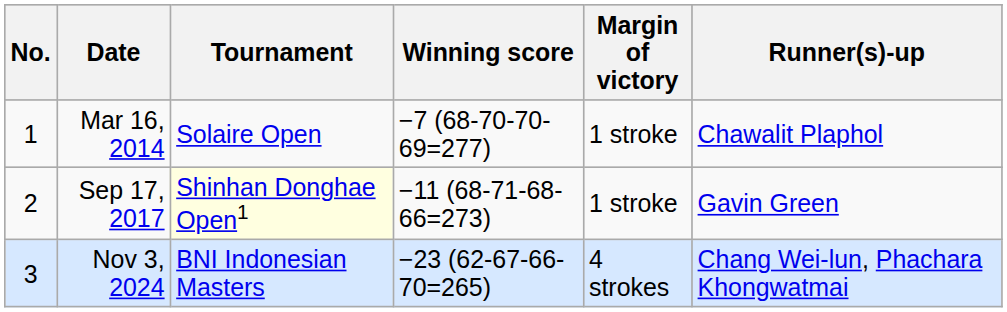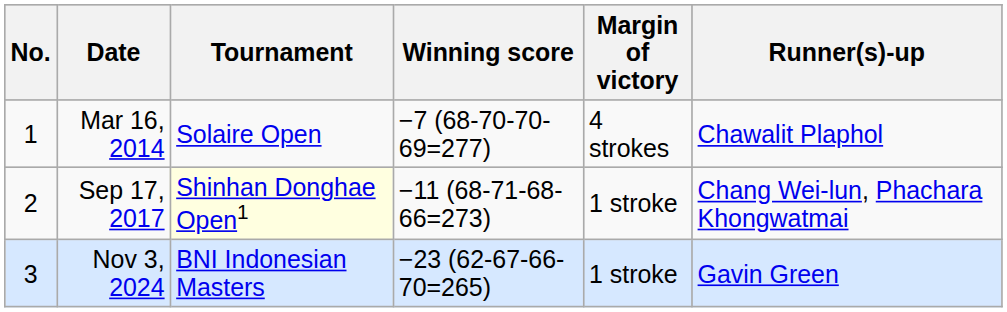(633, 134) 1 stroke -> (629, 134) 4 strokes
(768, 204) Gavin Green -> (840, 204) Chang Wei-lun, Phachara Khongwatmai
(629, 274) 4 strokes -> (633, 274) 1 stroke
(840, 274) Chang Wei-lun, Phachara Khongwatmai -> (768, 274) Gavin Green
